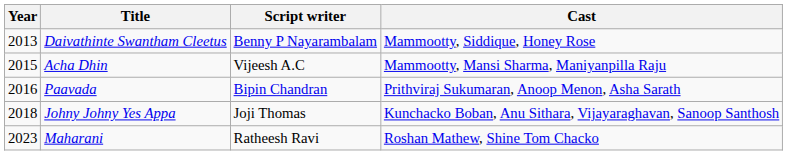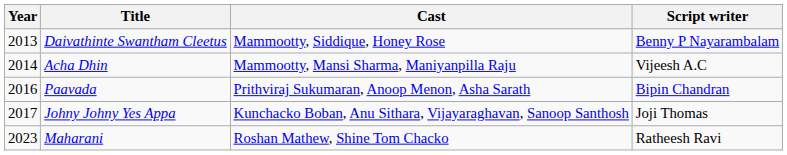columns swapped: (582, 16) <-> (305, 16)
(23, 65) 2015 -> (23, 65) 2014
(23, 114) 2018 -> (23, 114) 2017
